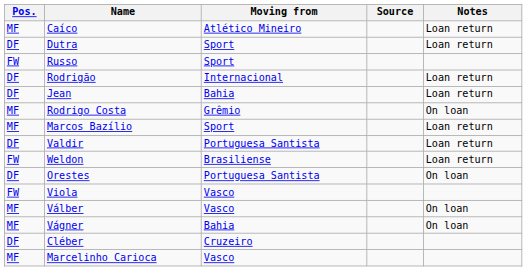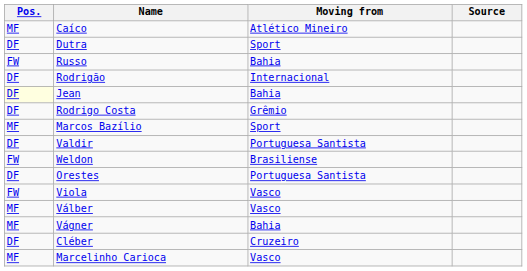- column: (473, 13)
(219, 62) Sport -> (265, 62) Bahia
(13, 95) no background -> (13, 95) lightyellow background
(13, 111) MF -> (13, 111) DF
